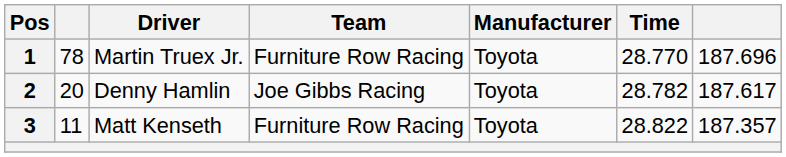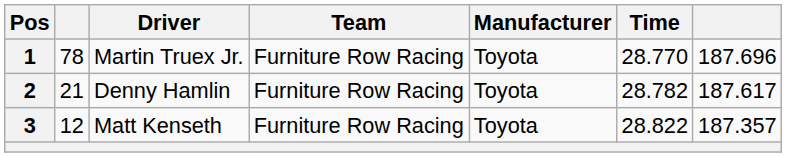(72, 91) 20 -> (72, 91) 21
(339, 91) Joe Gibbs Racing -> (359, 91) Furniture Row Racing
(71, 125) 11 -> (72, 125) 12
